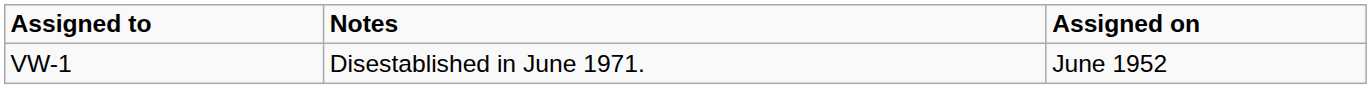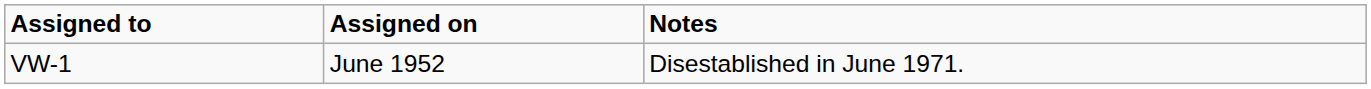columns swapped: (1126, 24) <-> (364, 24)
